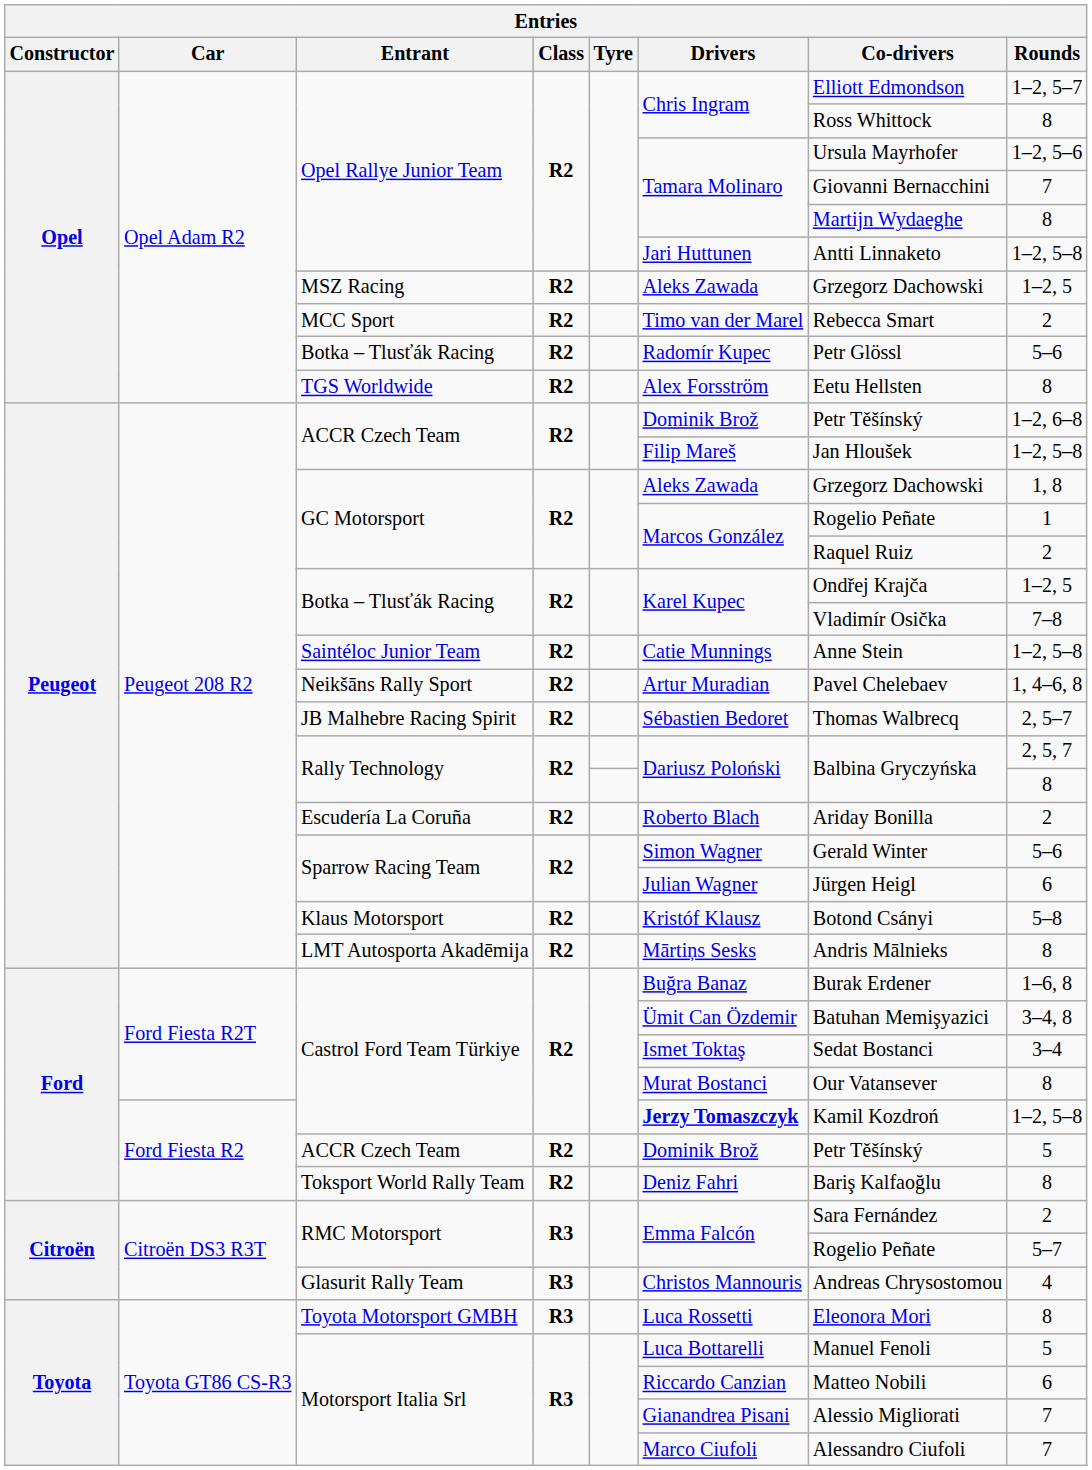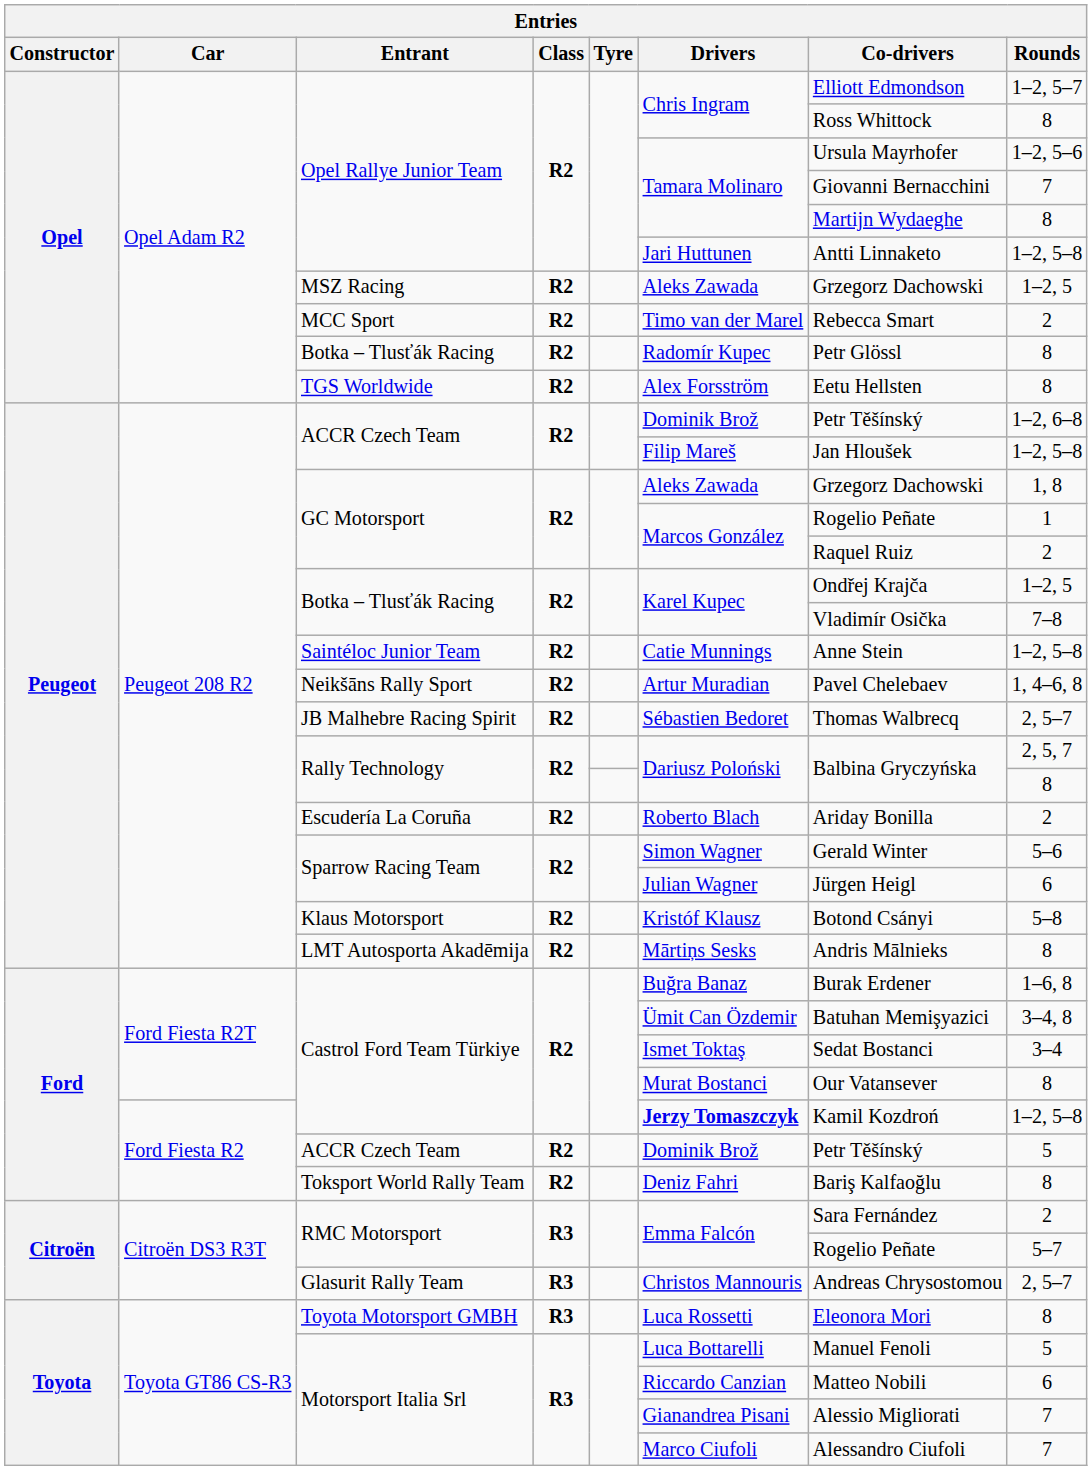(1047, 352) 5–6 -> (1047, 352) 8
(1047, 1282) 4 -> (1047, 1282) 2, 5–7
